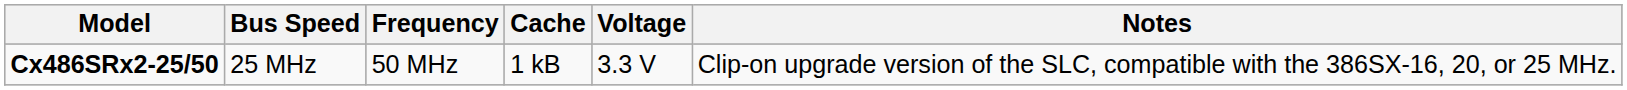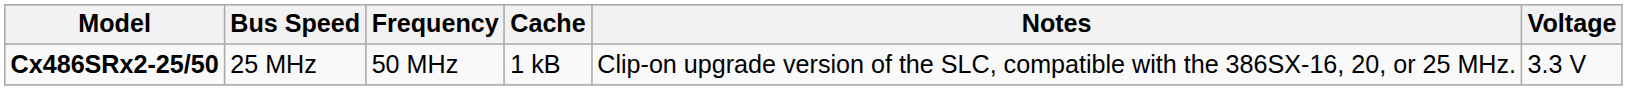columns swapped: (642, 24) <-> (1157, 24)
